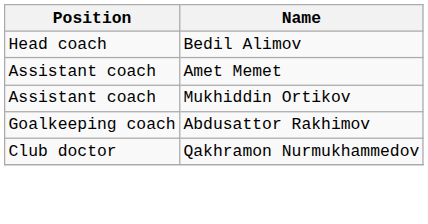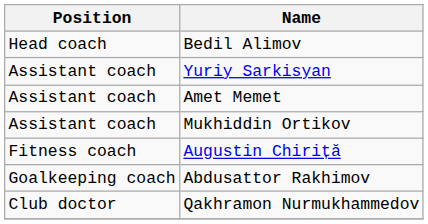+ row: (257, 71)
+ row: (262, 151)
